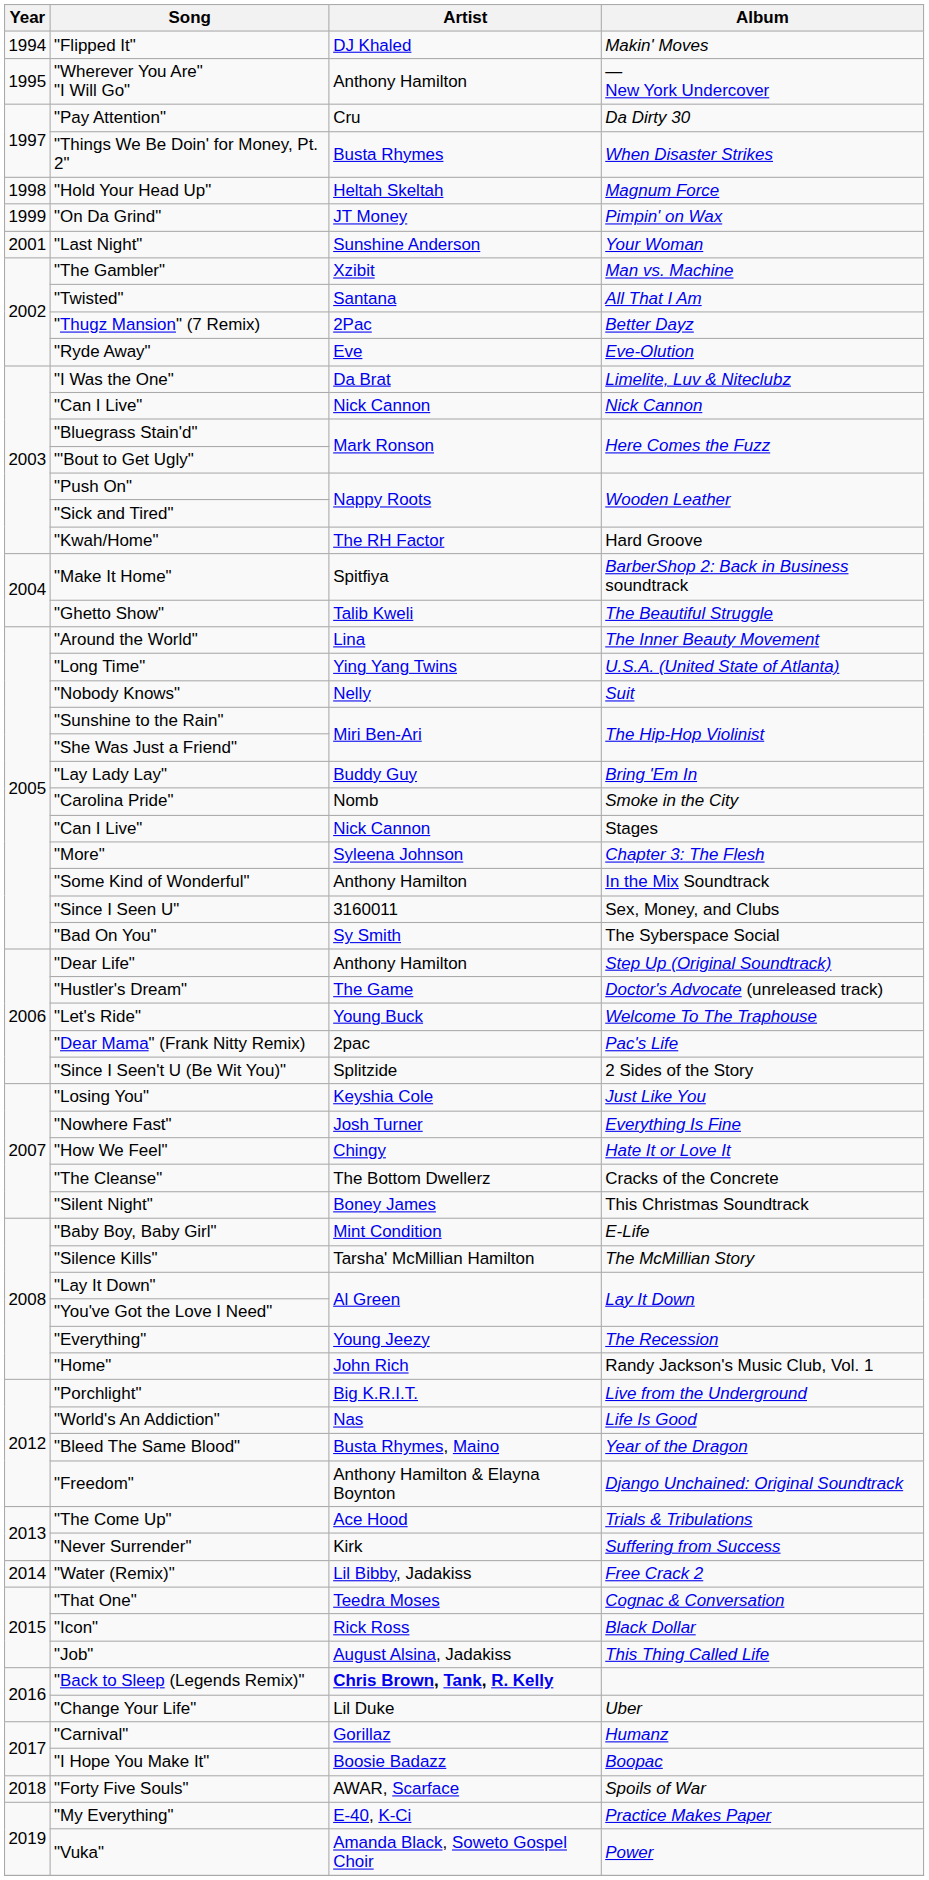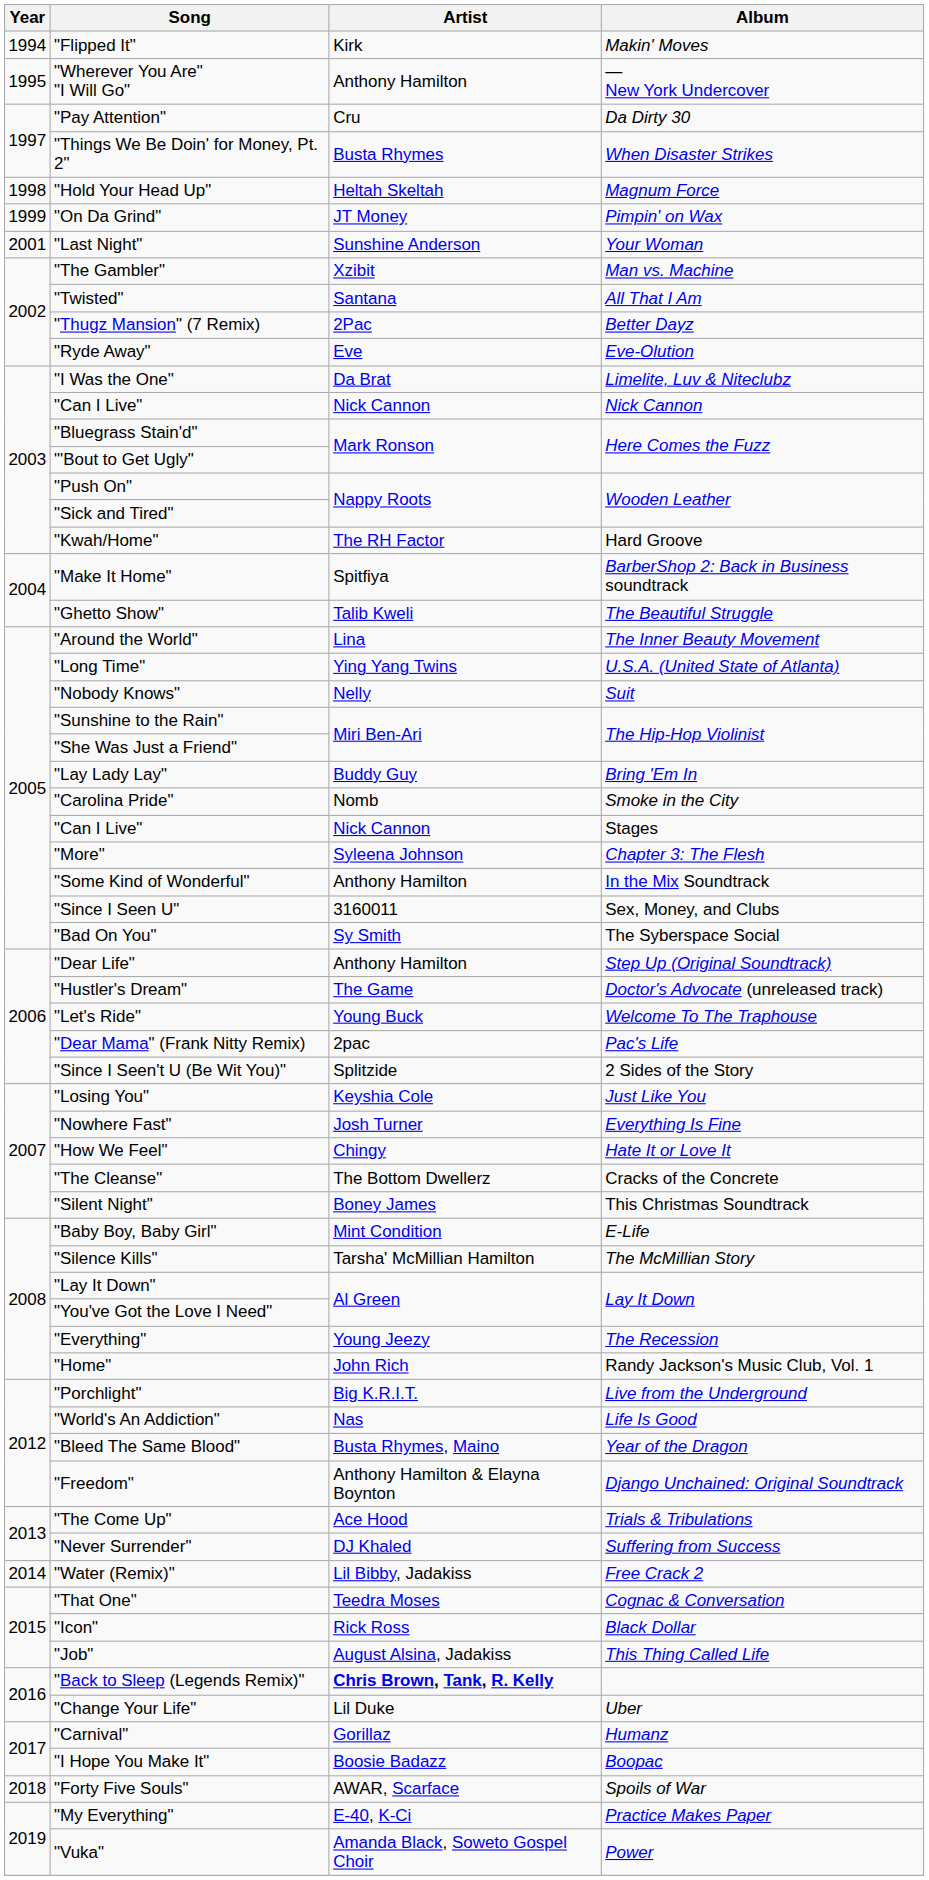(372, 44) DJ Khaled -> (348, 44) Kirk
(348, 1546) Kirk -> (372, 1546) DJ Khaled
